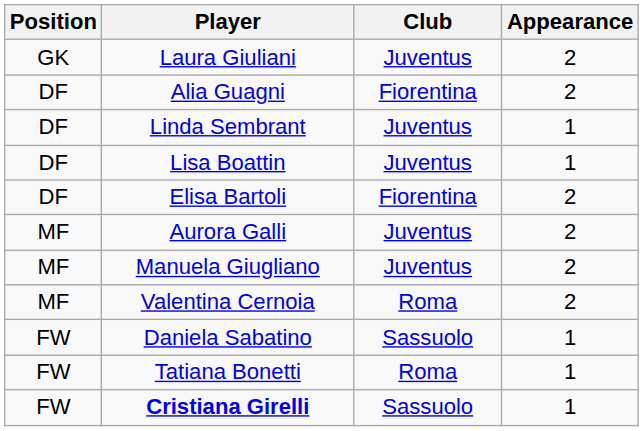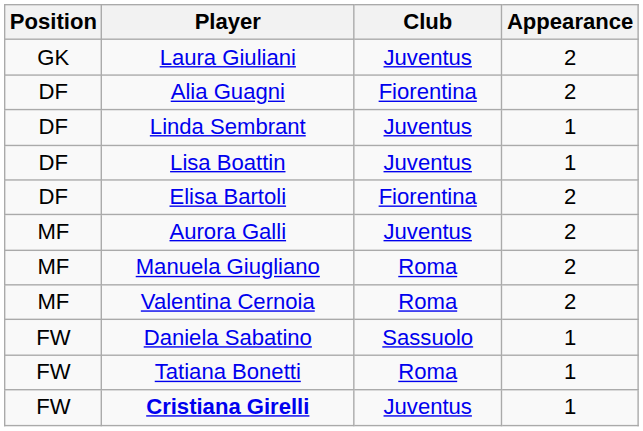(428, 267) Juventus -> (428, 267) Roma
(428, 407) Sassuolo -> (428, 407) Juventus
